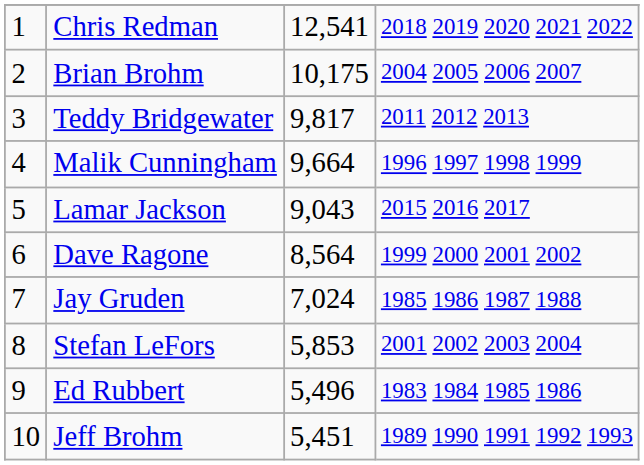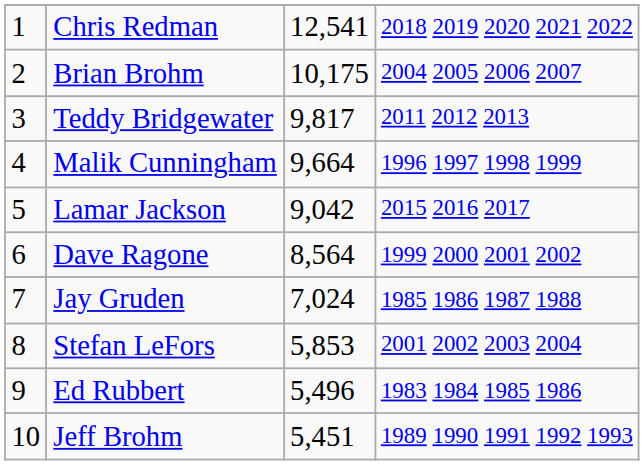(322, 208) 9,043 -> (322, 208) 9,042
